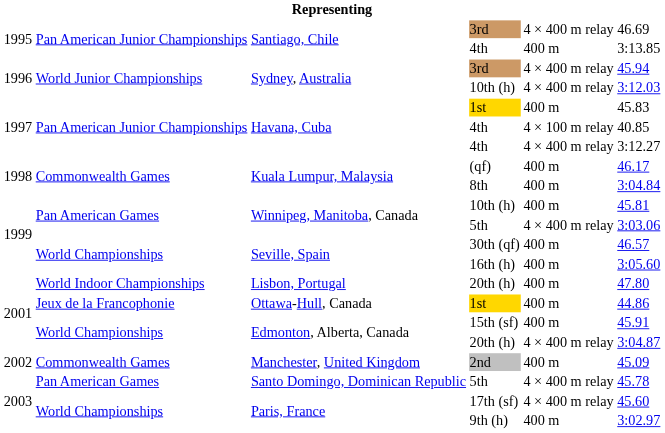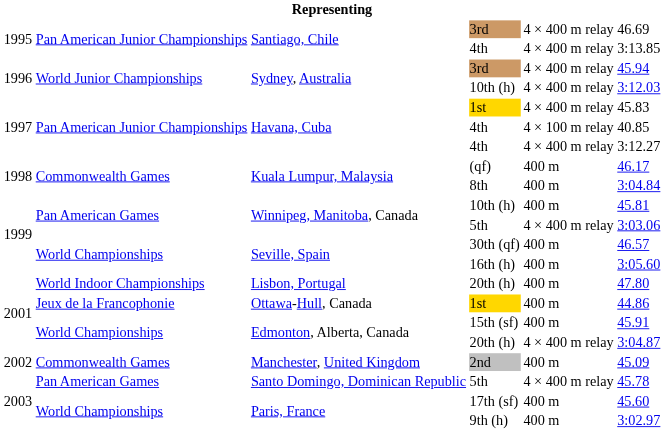(541, 48) 400 m -> (569, 48) 4 × 400 m relay
(541, 107) 400 m -> (569, 107) 4 × 400 m relay
(569, 401) 4 × 400 m relay -> (541, 401) 400 m
